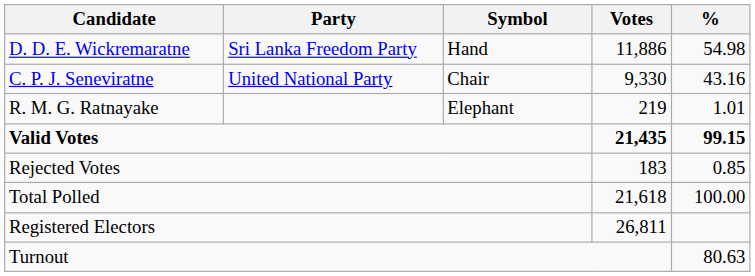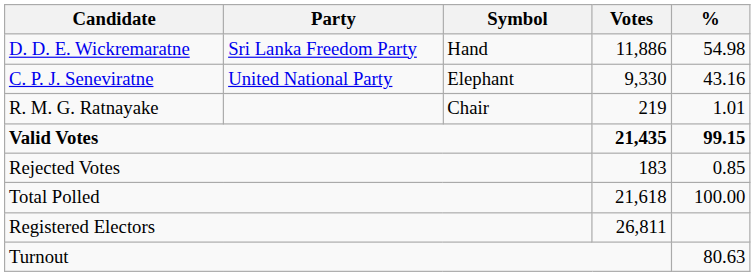(468, 78) Chair -> (481, 78) Elephant
(481, 108) Elephant -> (468, 108) Chair
